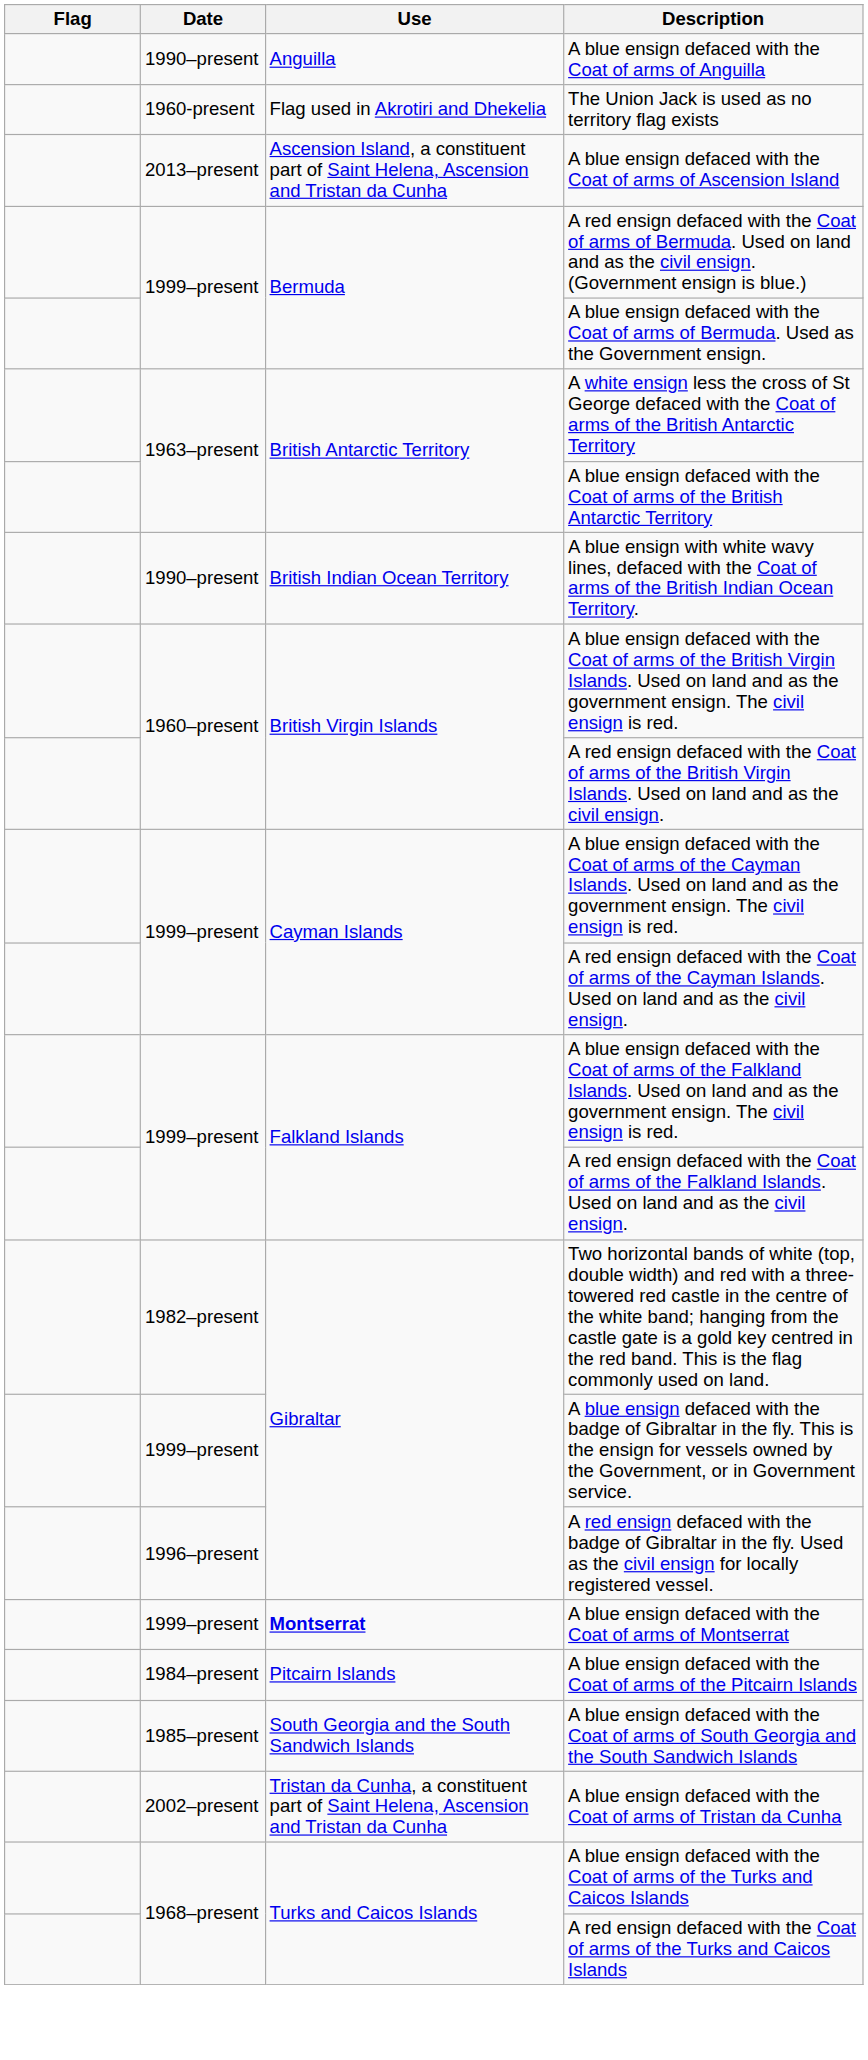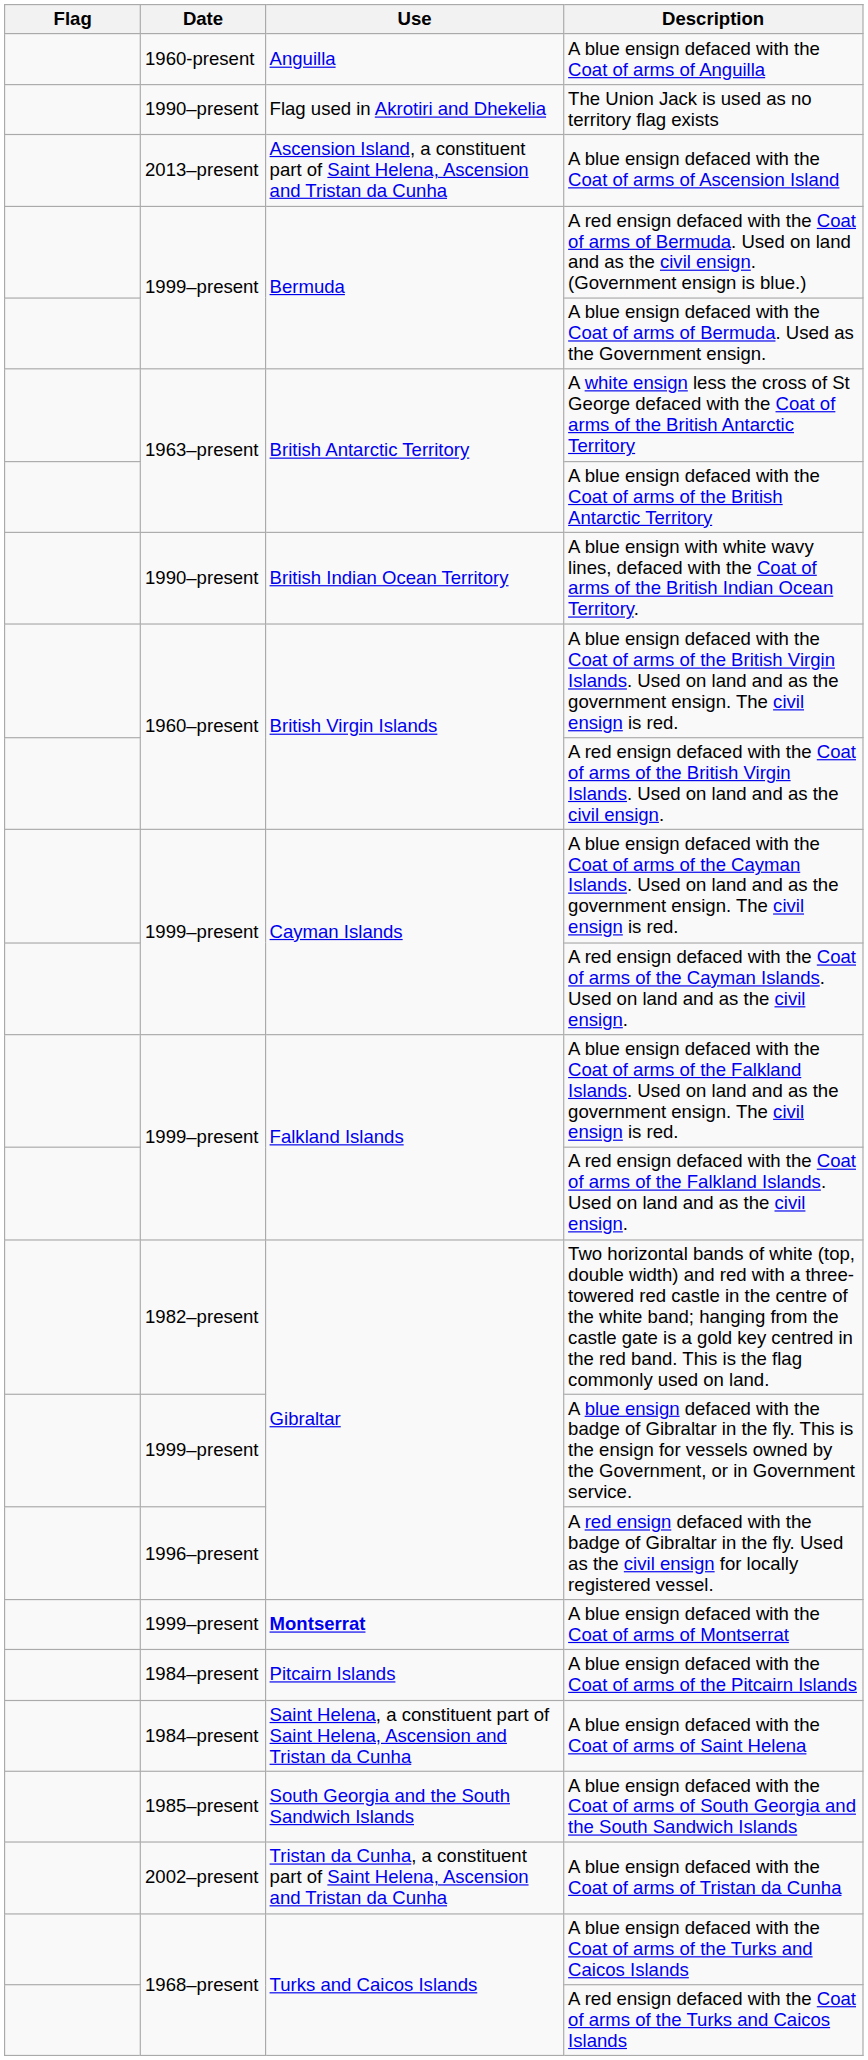(202, 59) 1990–present -> (200, 59) 1960-present
(200, 109) 1960-present -> (202, 109) 1990–present
+ row: (694, 1735)
